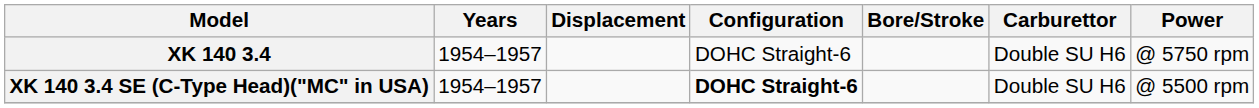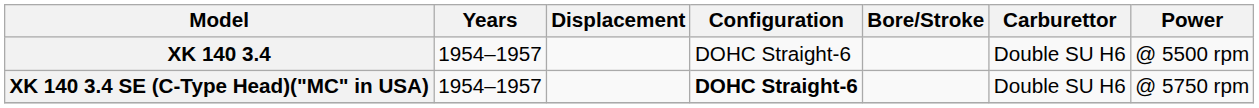(1192, 53) @ 5750 rpm -> (1192, 53) @ 5500 rpm
(1192, 86) @ 5500 rpm -> (1192, 86) @ 5750 rpm
